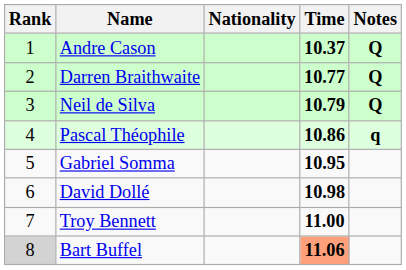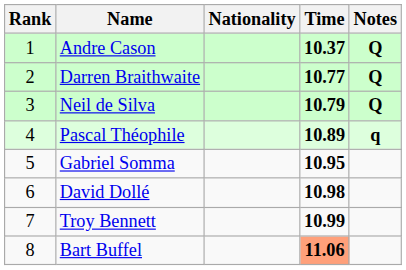(325, 134) 10.86 -> (325, 134) 10.89
(325, 221) 11.00 -> (325, 221) 10.99
(30, 250) lightgrey background -> (30, 250) no background
